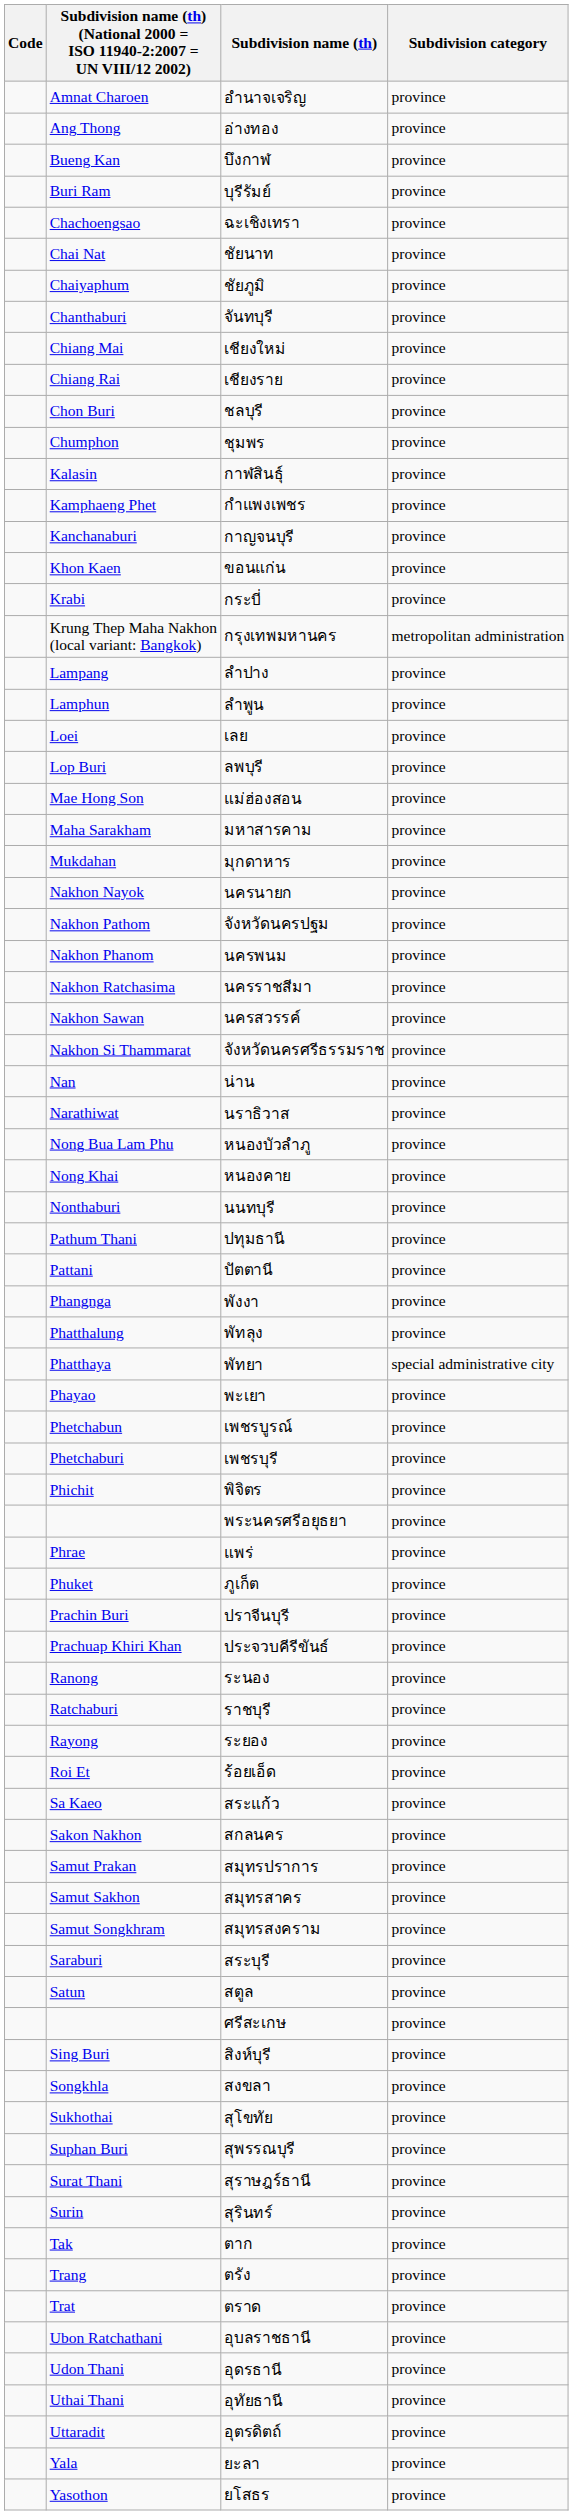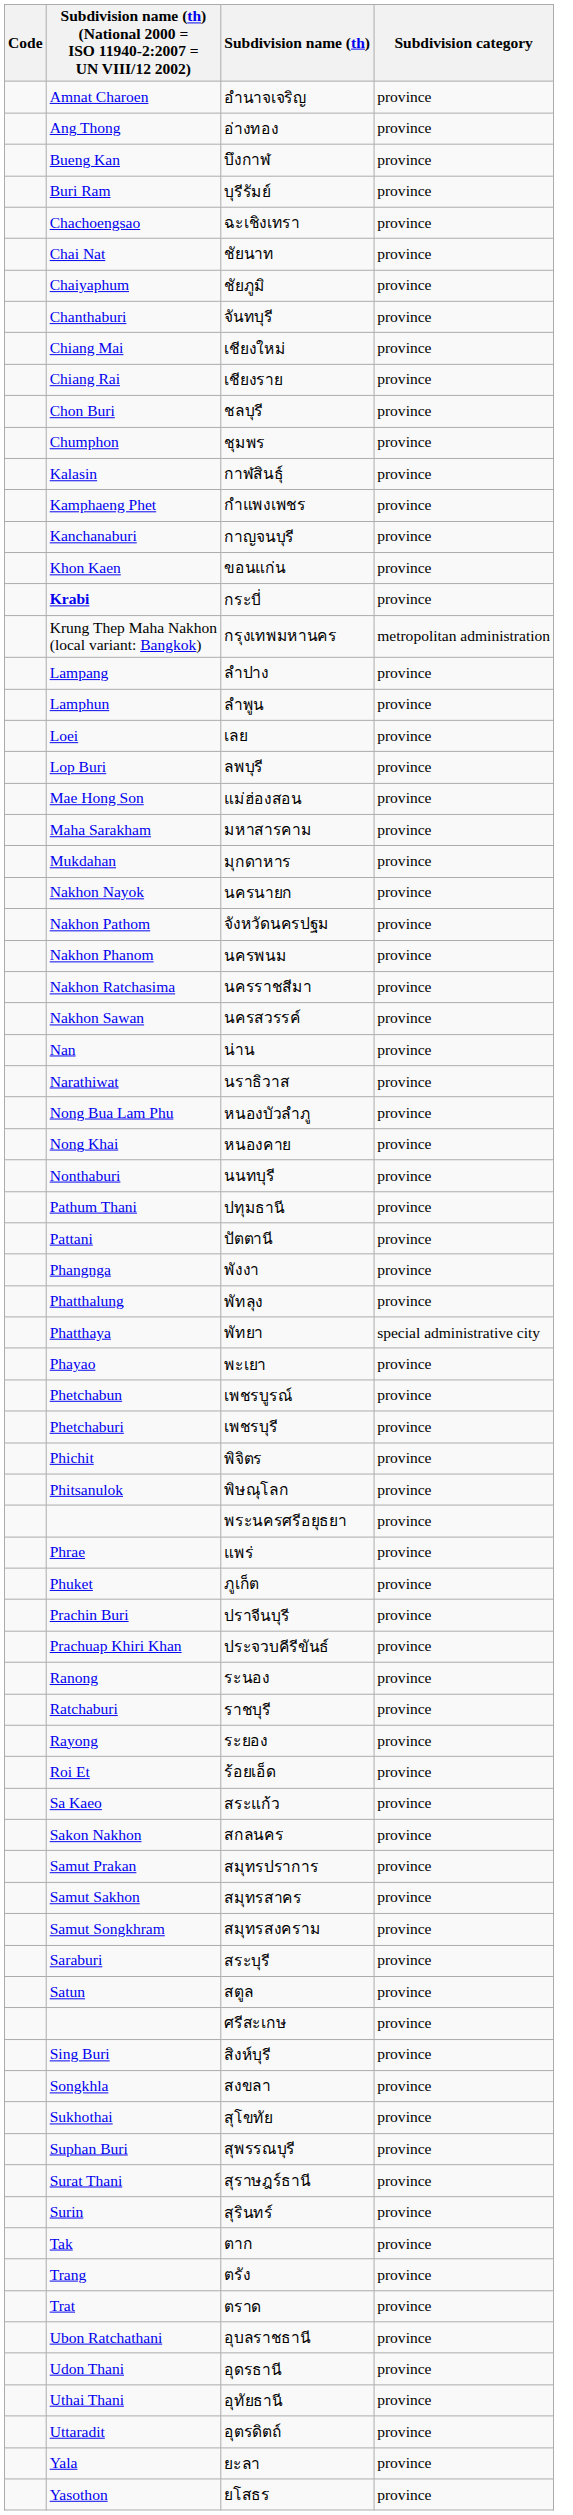(67, 599) normal -> (70, 599) bold
- row: (304, 1050)
+ row: (256, 1490)
